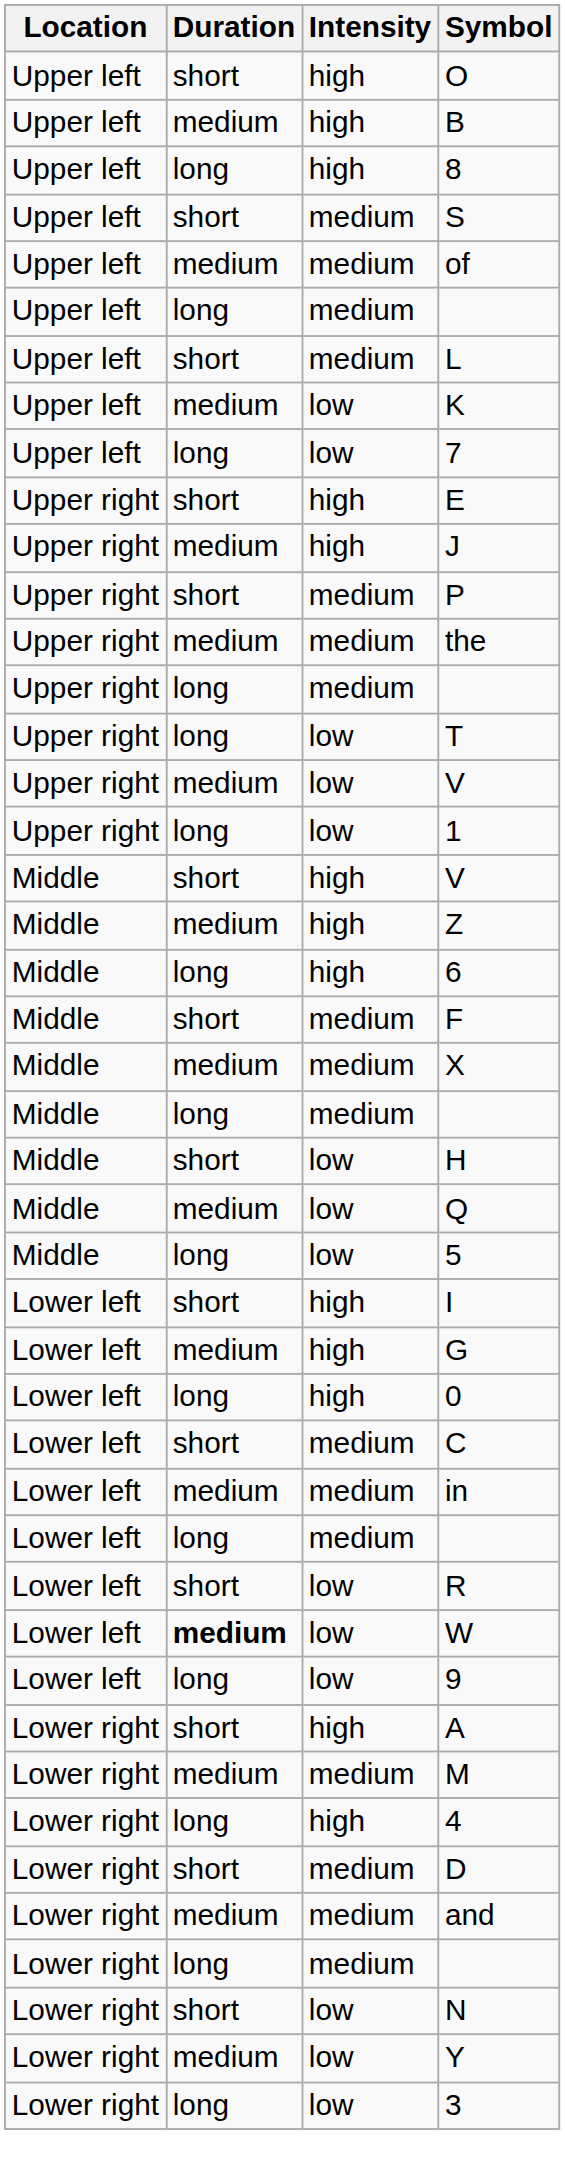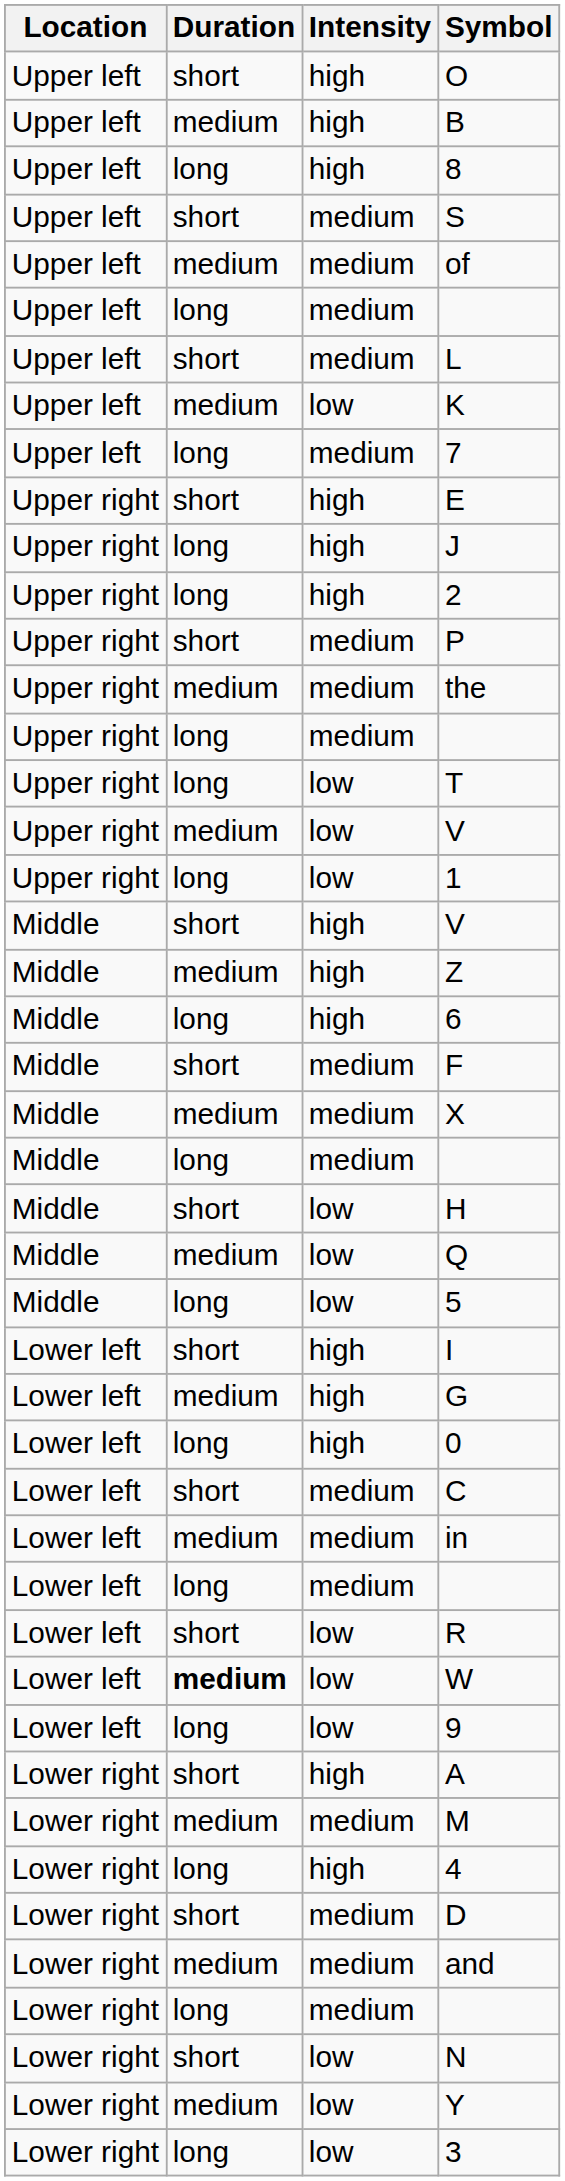(331, 452) low -> (362, 452) medium
(226, 547) medium -> (201, 547) long
+ row: (85, 594)
